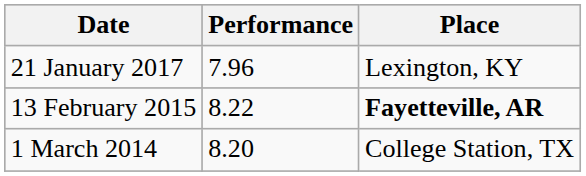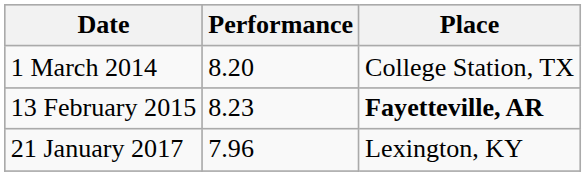rows swapped: (84, 149) <-> (97, 66)
(231, 107) 8.22 -> (231, 107) 8.23
